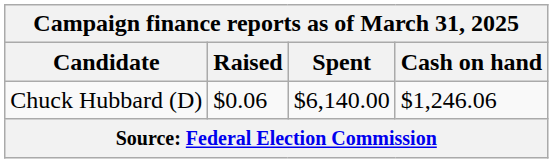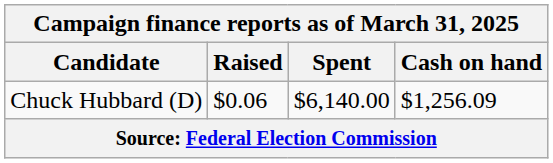(449, 99) $1,246.06 -> (449, 99) $1,256.09
